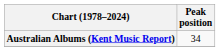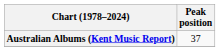(196, 38) 34 -> (196, 38) 37
